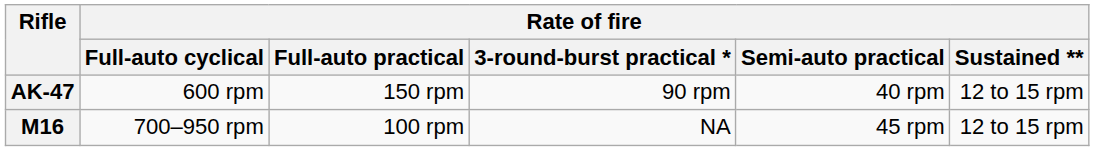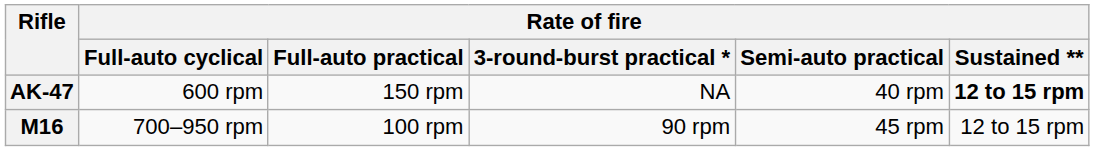(696, 92) 90 rpm -> (715, 92) NA
(1022, 92) normal -> (1019, 92) bold
(715, 127) NA -> (696, 127) 90 rpm
